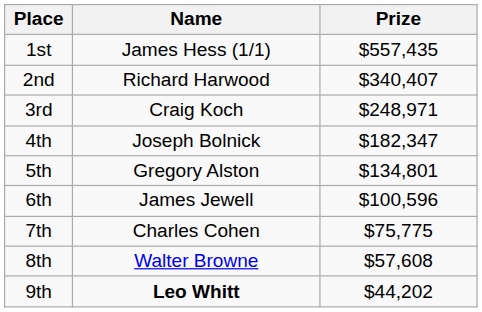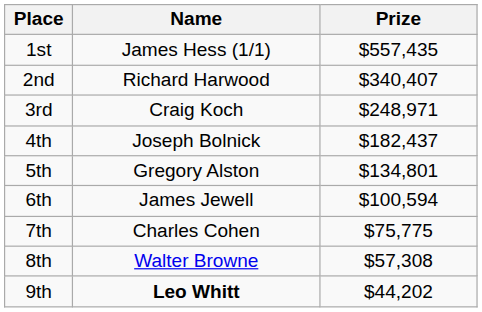(398, 140) $182,347 -> (398, 140) $182,437
(398, 200) $100,596 -> (398, 200) $100,594
(398, 261) $57,608 -> (398, 261) $57,308
